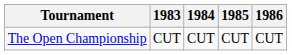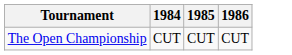- column: (167, 16)
